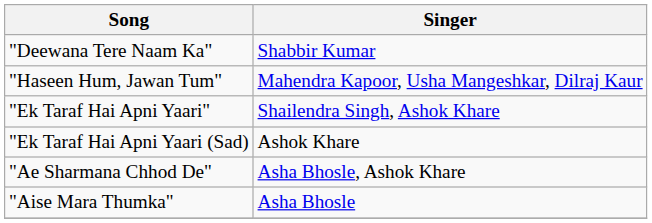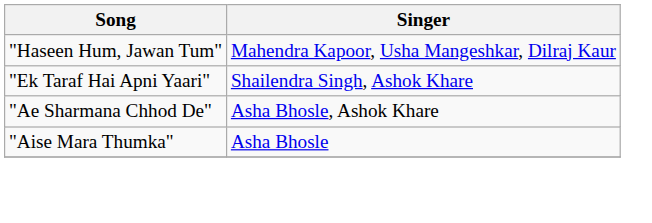- row: (111, 50)
- row: (129, 141)
